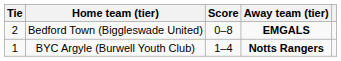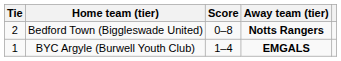(286, 30) EMGALS -> (286, 30) Notts Rangers
(286, 47) Notts Rangers -> (286, 47) EMGALS
